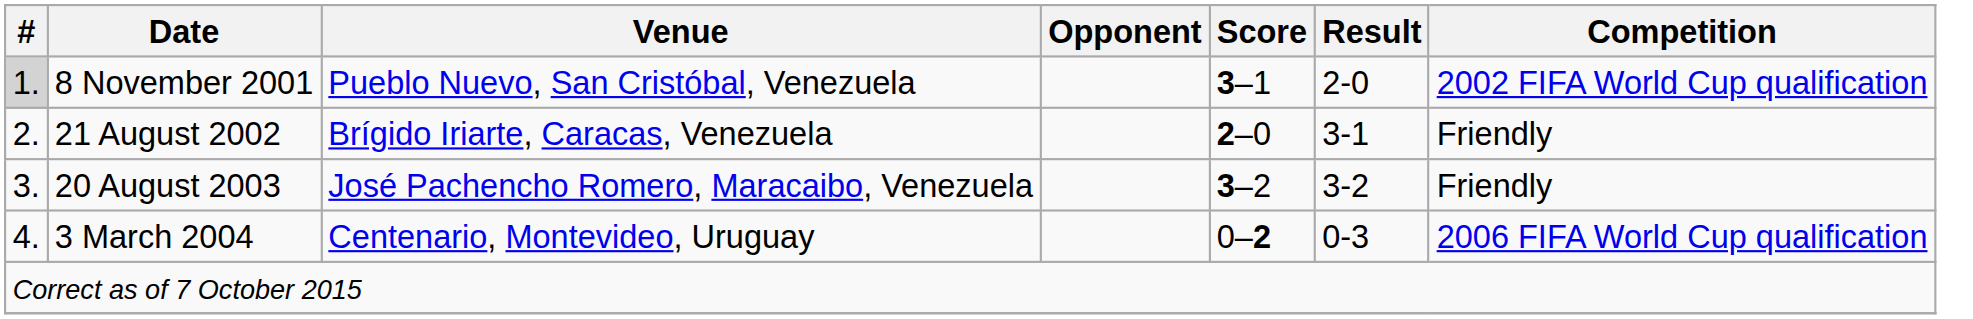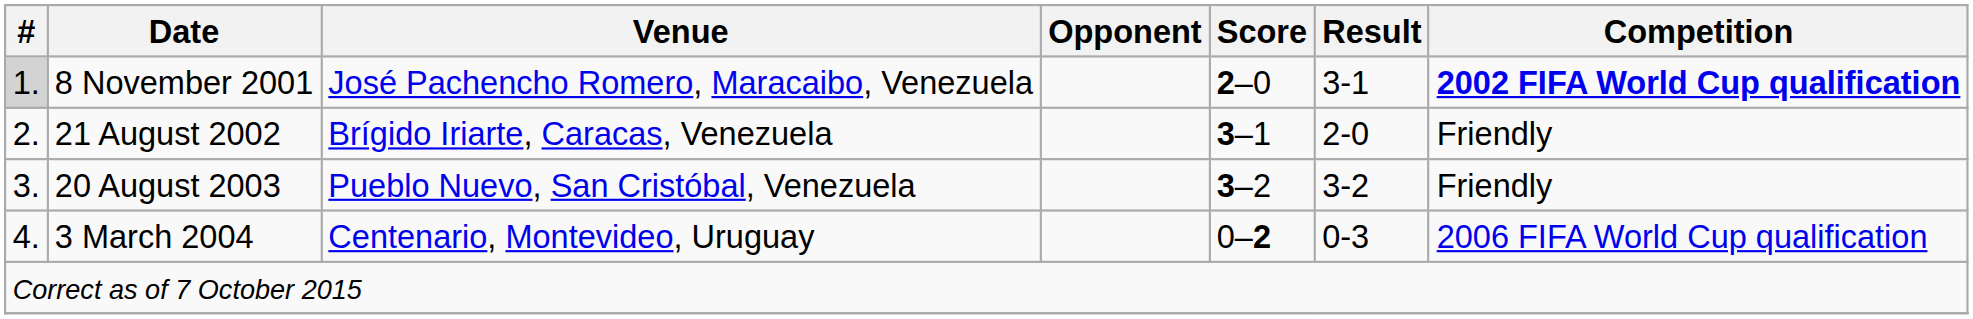(622, 82) Pueblo Nuevo, San Cristóbal, Venezuela -> (681, 82) José Pachencho Romero, Maracaibo, Venezuela
(1244, 82) 3–1 -> (1244, 82) 2–0
(1346, 82) 2-0 -> (1346, 82) 3-1
(1682, 82) normal -> (1699, 82) bold
(1244, 134) 2–0 -> (1244, 134) 3–1
(1346, 134) 3-1 -> (1346, 134) 2-0
(681, 185) José Pachencho Romero, Maracaibo, Venezuela -> (622, 185) Pueblo Nuevo, San Cristóbal, Venezuela
